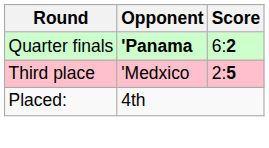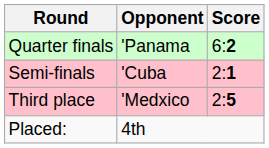(157, 45) bold -> (155, 45) normal
+ row: (52, 73)
